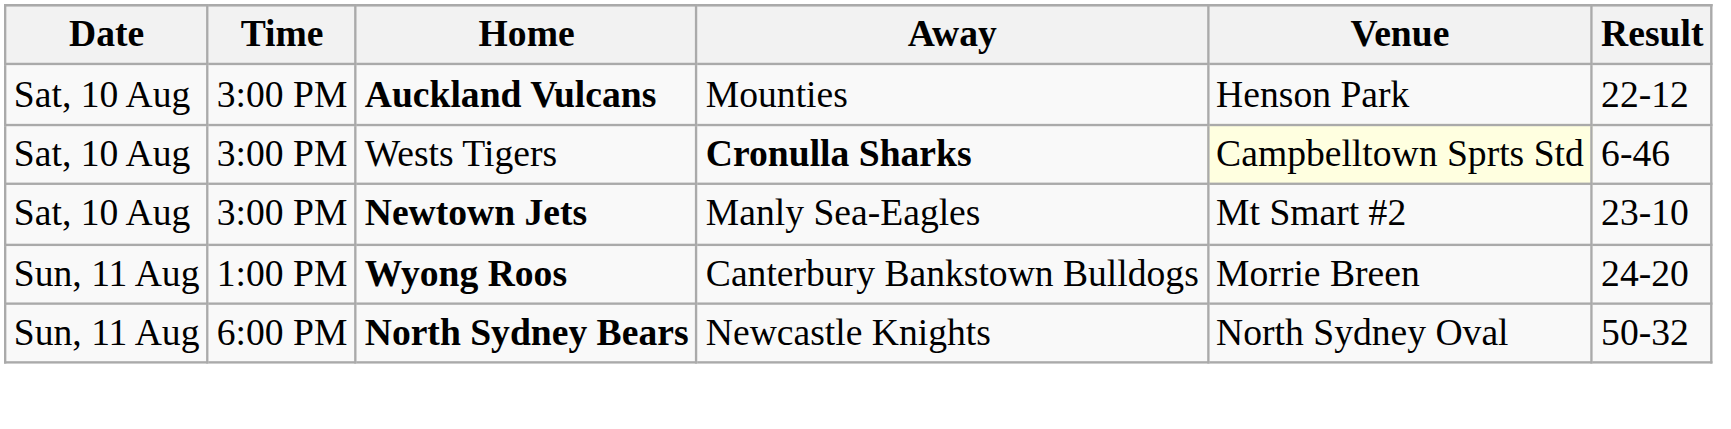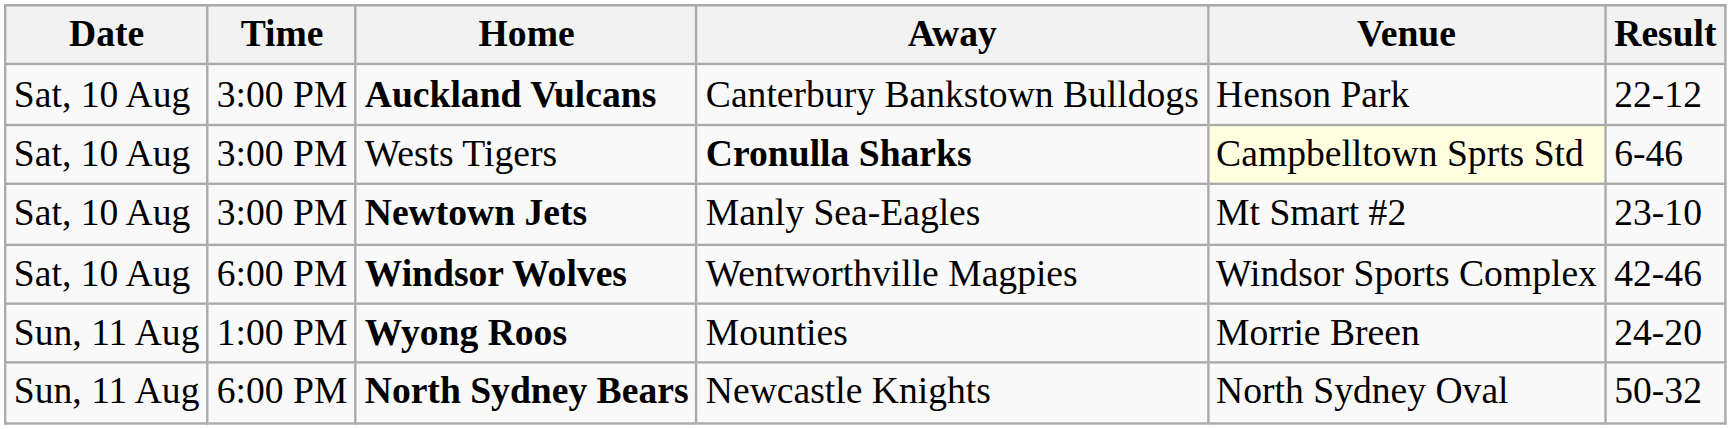(777, 93) Mounties -> (952, 93) Canterbury Bankstown Bulldogs
+ row: (496, 272)
(952, 272) Canterbury Bankstown Bulldogs -> (777, 332) Mounties
